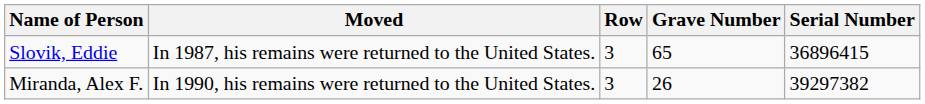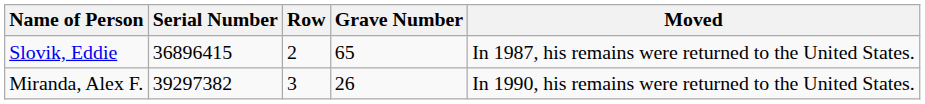columns swapped: (852, 20) <-> (374, 20)
(609, 51) 3 -> (292, 51) 2
